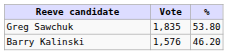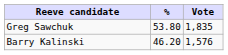columns swapped: (171, 12) <-> (207, 12)
